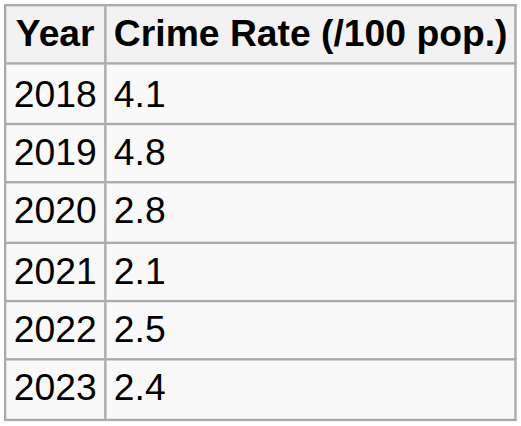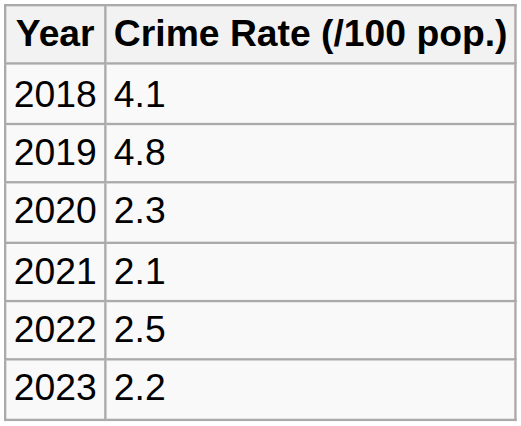(140, 211) 2.8 -> (140, 211) 2.3
(140, 388) 2.4 -> (140, 388) 2.2
